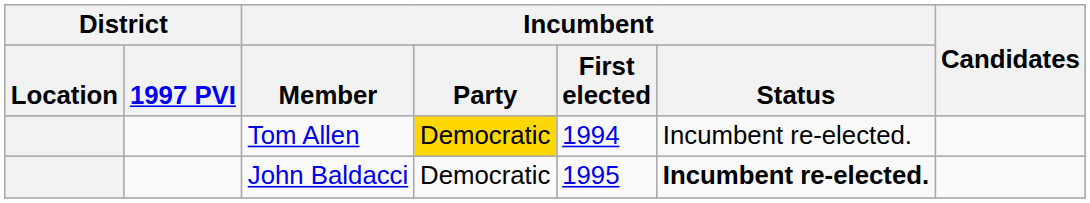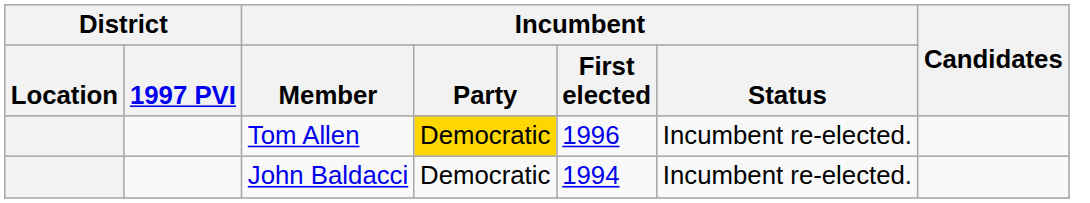(591, 135) 1994 -> (591, 135) 1996
(591, 176) 1995 -> (591, 176) 1994
(796, 176) bold -> (787, 176) normal
